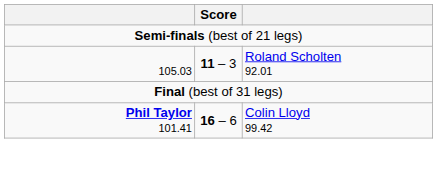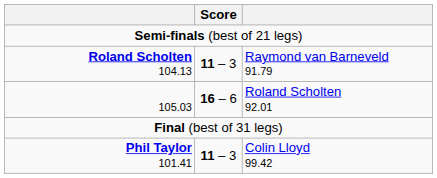+ row: (140, 63)
(218, 63) 11 – 3 -> (218, 99) 16 – 6
(218, 120) 16 – 6 -> (218, 155) 11 – 3
